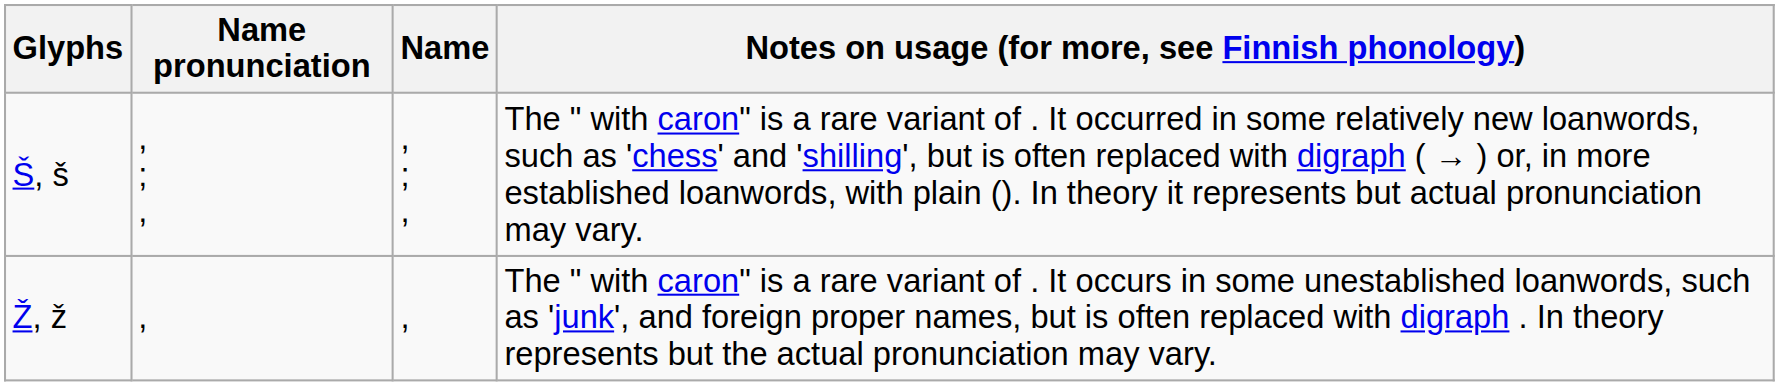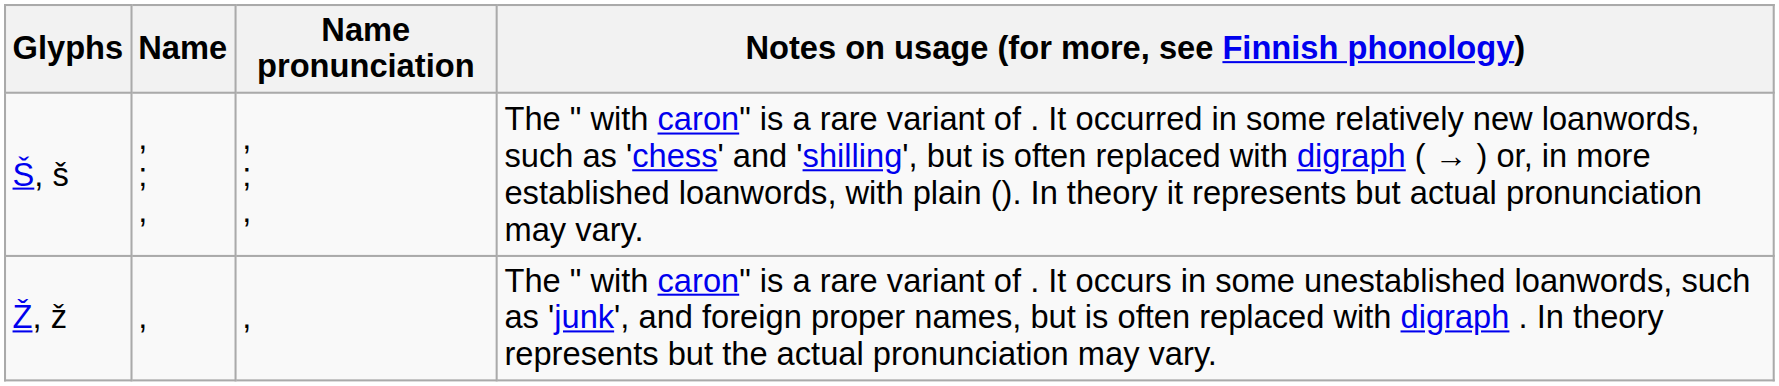columns swapped: (445, 48) <-> (262, 48)
